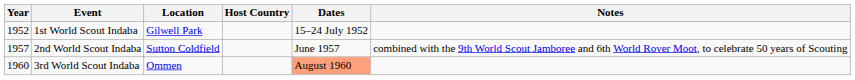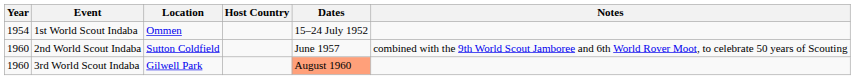(18, 30) 1952 -> (18, 30) 1954
(174, 30) Gilwell Park -> (164, 30) Ommen
(18, 48) 1957 -> (18, 48) 1960
(164, 65) Ommen -> (174, 65) Gilwell Park
